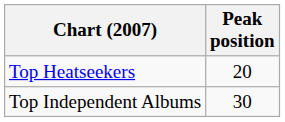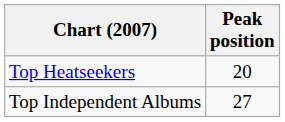(242, 101) 30 -> (242, 101) 27
